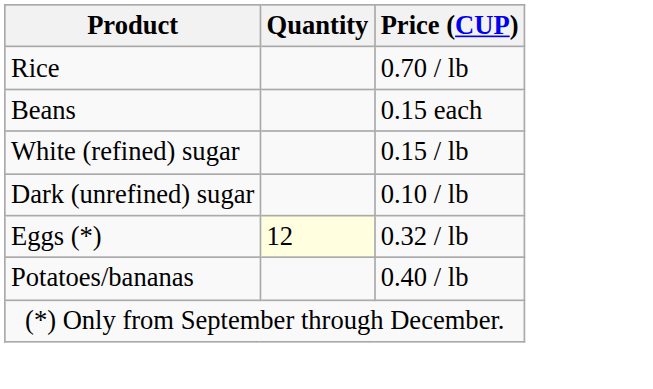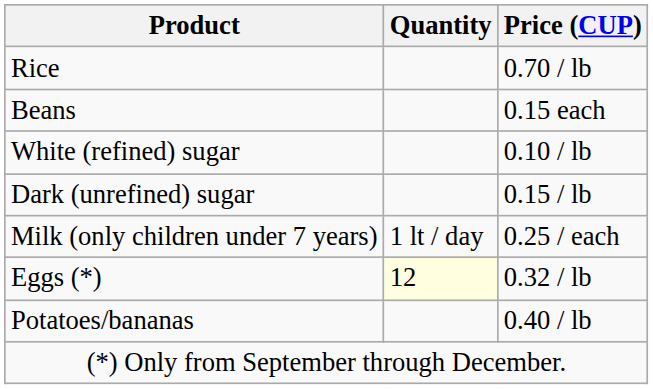(425, 151) 0.15 / lb -> (548, 151) 0.10 / lb
(425, 194) 0.10 / lb -> (548, 194) 0.15 / lb
+ row: (194, 236)
